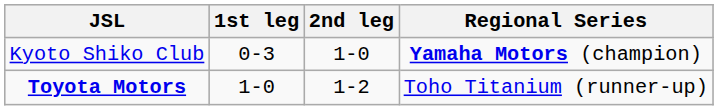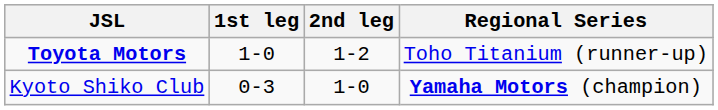rows swapped: (107, 87) <-> (107, 54)
